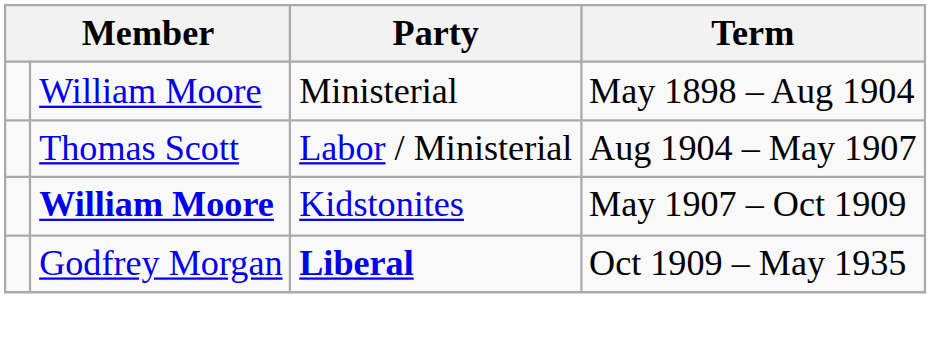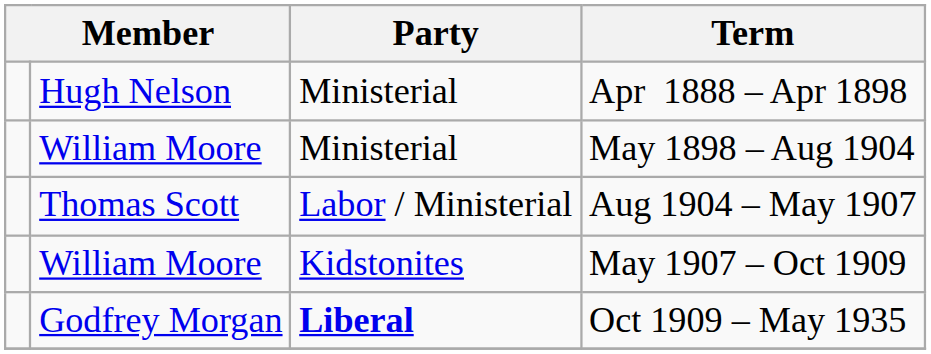+ row: (748, 90)
(157, 205) bold -> (150, 262) normal
